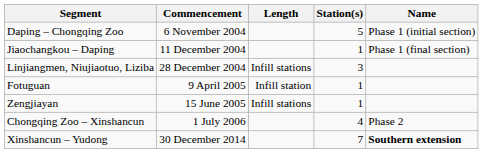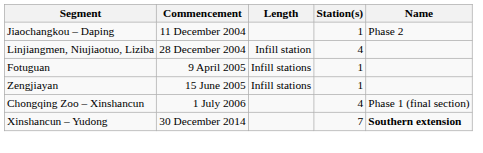- row: (65, 31)
(419, 49) Phase 1 (final section) -> (386, 31) Phase 2
(281, 67) Infill stations -> (283, 49) Infill station
(360, 67) 3 -> (360, 49) 4
(283, 85) Infill station -> (281, 67) Infill stations
(386, 121) Phase 2 -> (419, 103) Phase 1 (final section)
